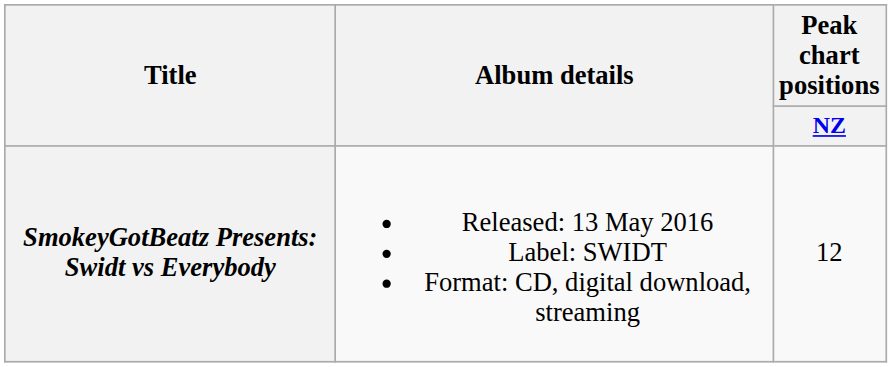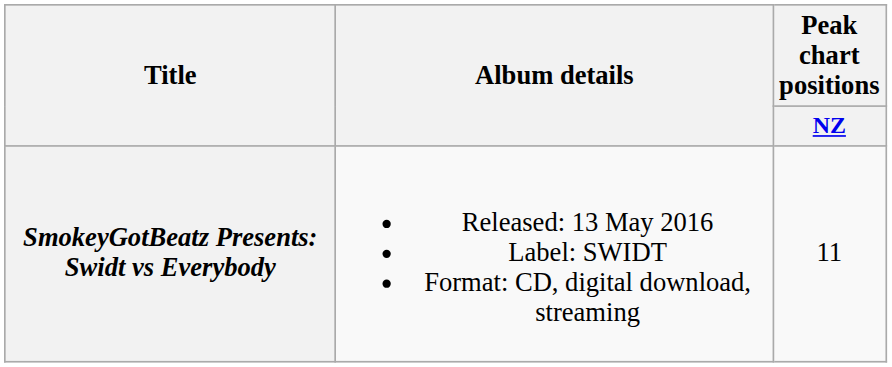(829, 253) 12 -> (829, 253) 11
